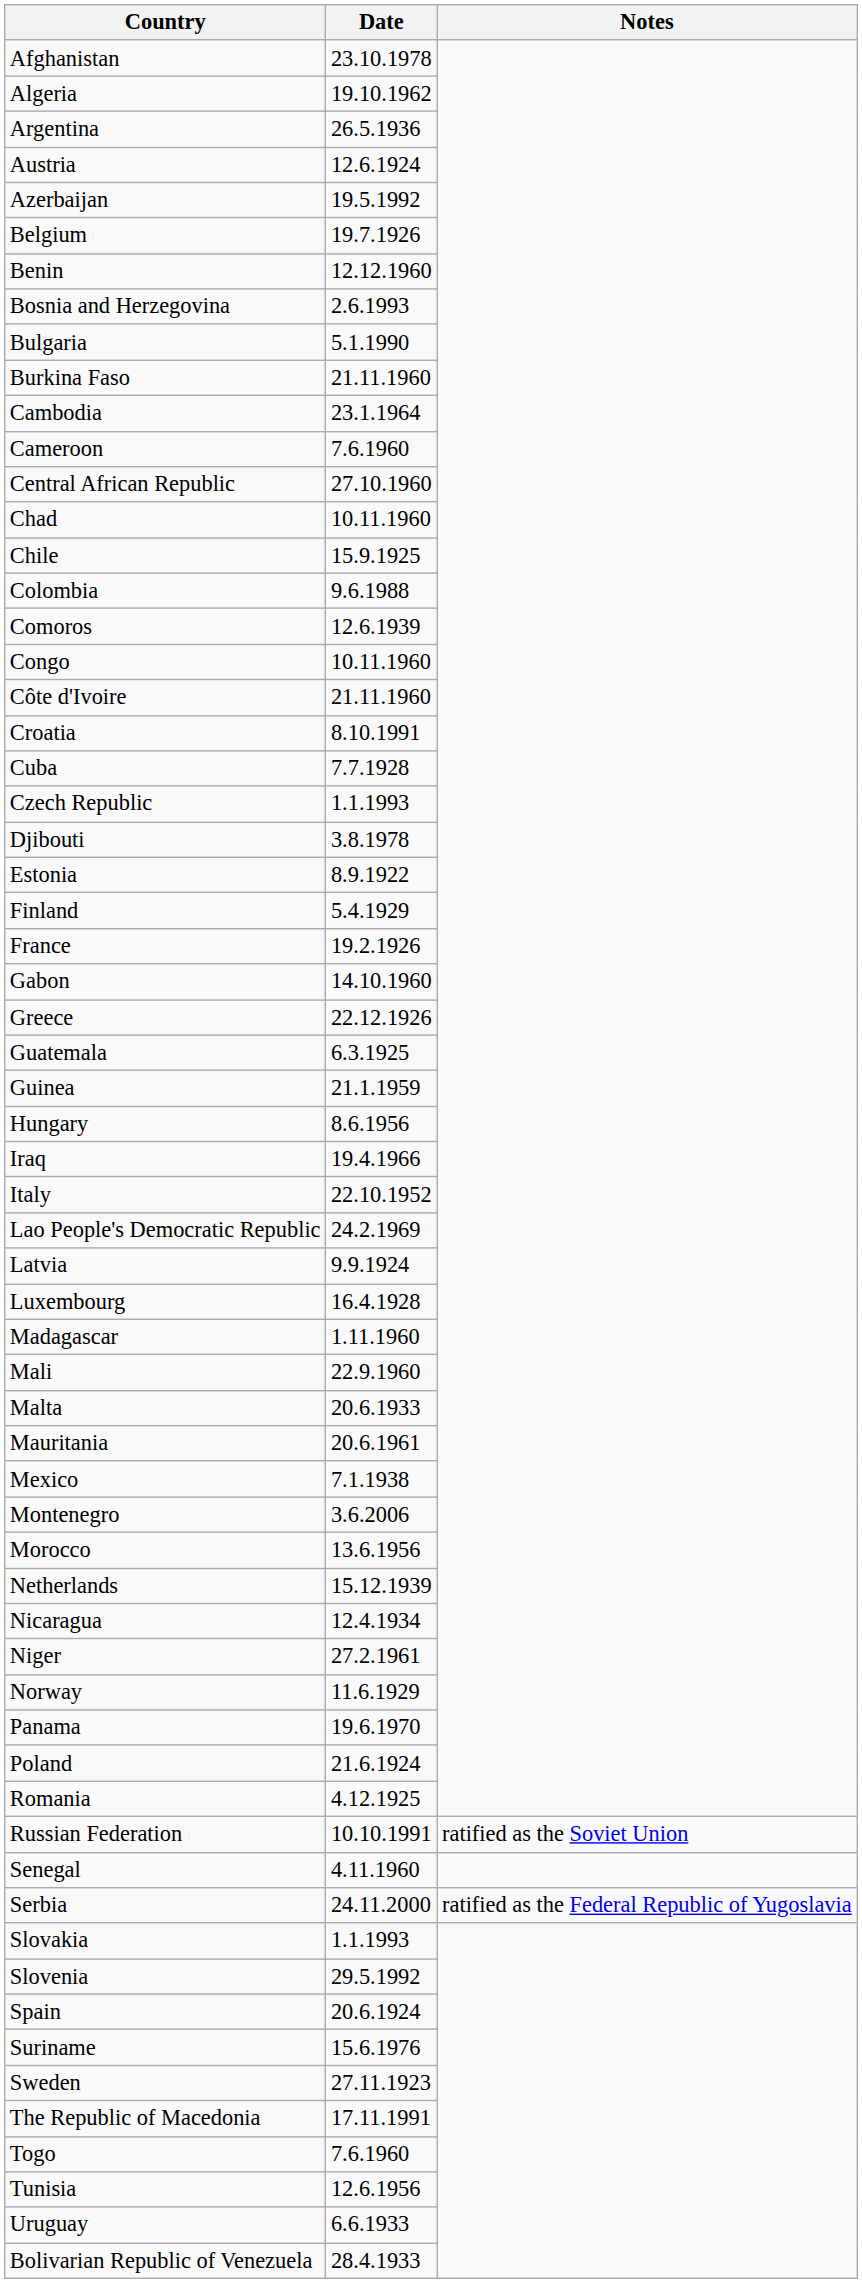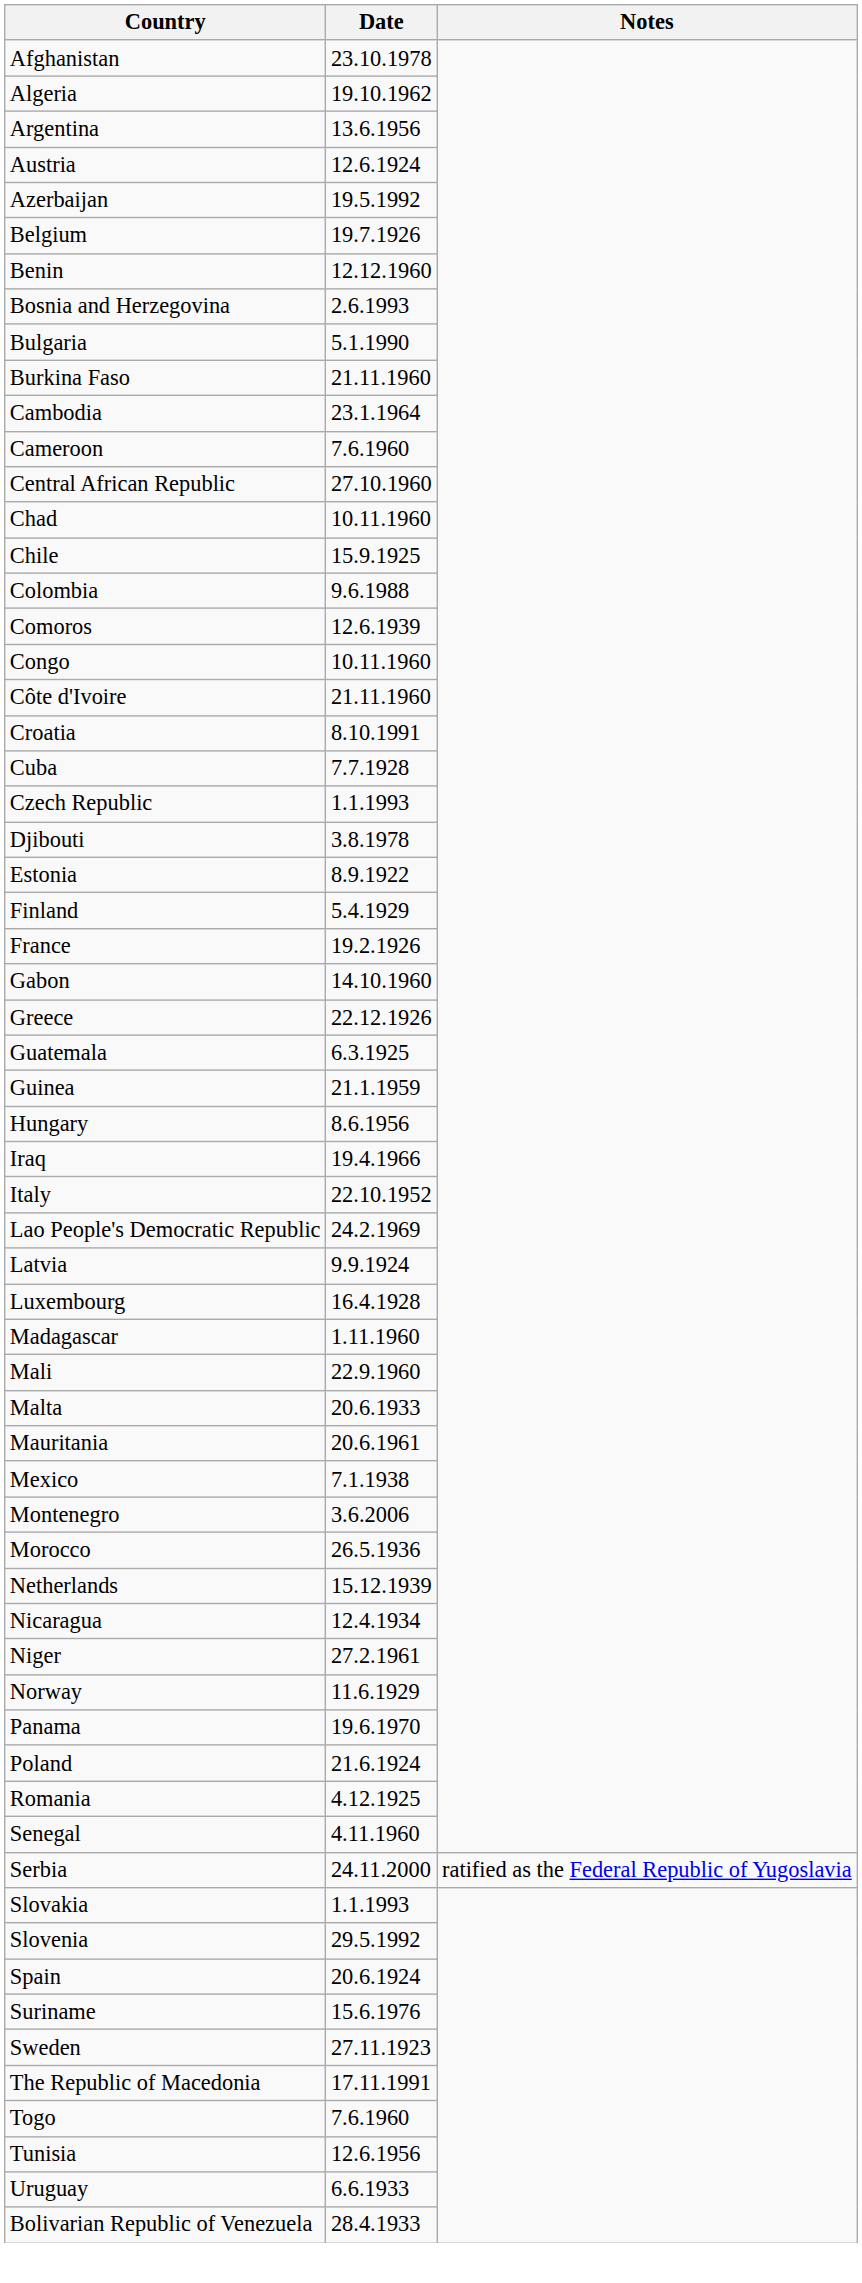(376, 128) 26.5.1936 -> (376, 128) 13.6.1956
(376, 1549) 13.6.1956 -> (376, 1549) 26.5.1936
- row: (96, 1834)
